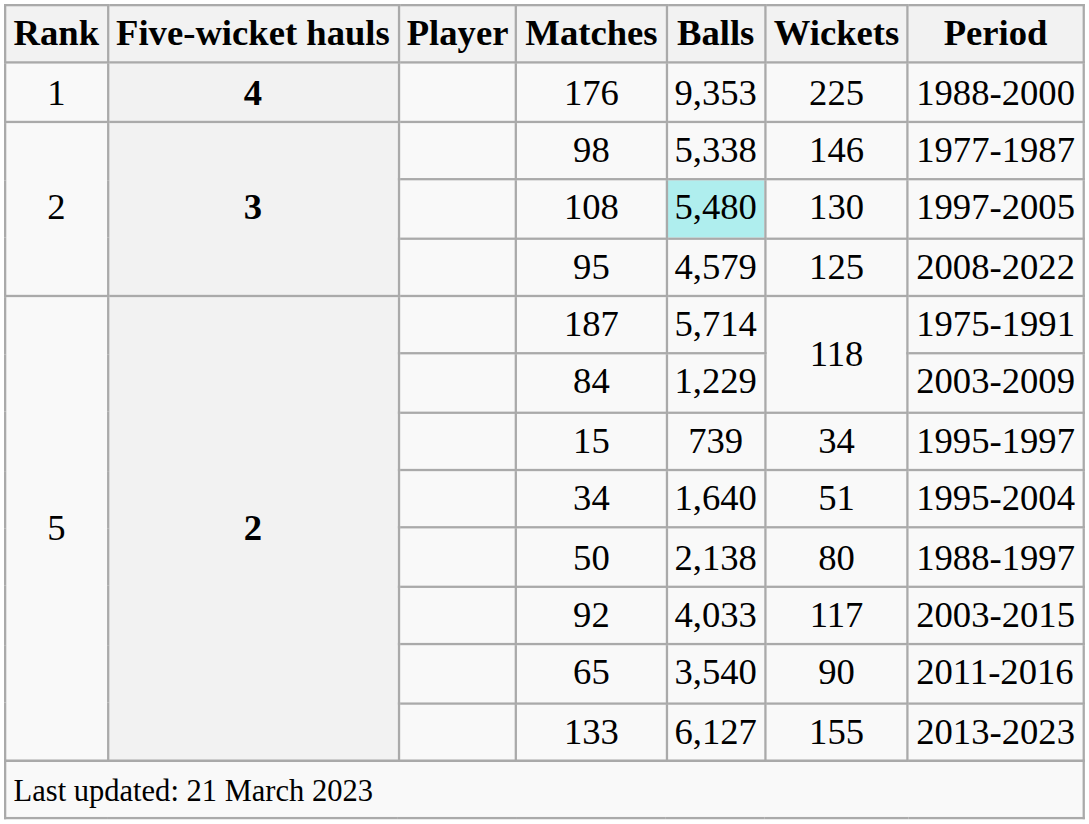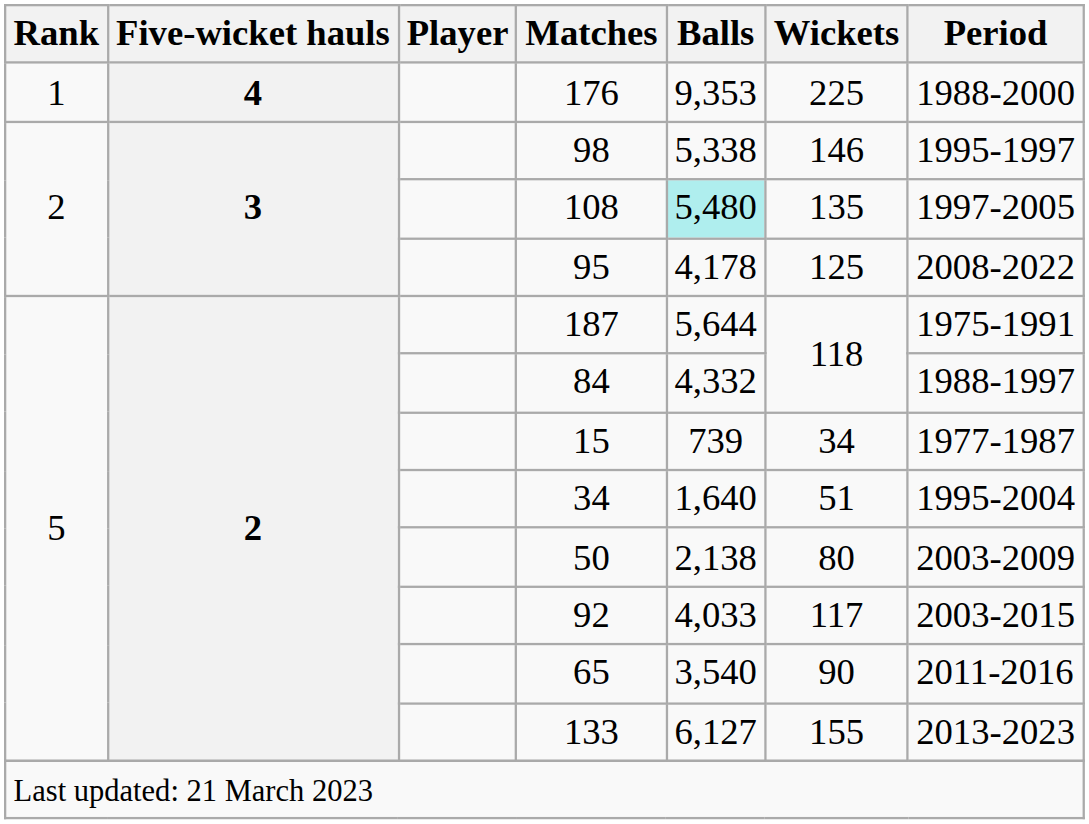(996, 149) 1977-1987 -> (996, 149) 1995-1997
(837, 207) 130 -> (837, 207) 135
(716, 265) 4,579 -> (716, 265) 4,178
(716, 324) 5,714 -> (716, 324) 5,644
(716, 382) 1,229 -> (716, 382) 4,332
(996, 382) 2003-2009 -> (996, 382) 1988-1997
(996, 440) 1995-1997 -> (996, 440) 1977-1987
(996, 556) 1988-1997 -> (996, 556) 2003-2009
